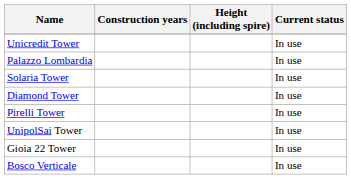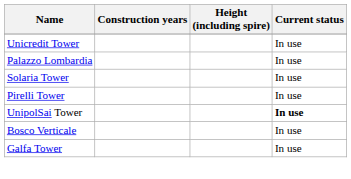- row: (43, 95)
(288, 130) normal -> (289, 113) bold
- row: (41, 148)
+ row: (34, 148)
